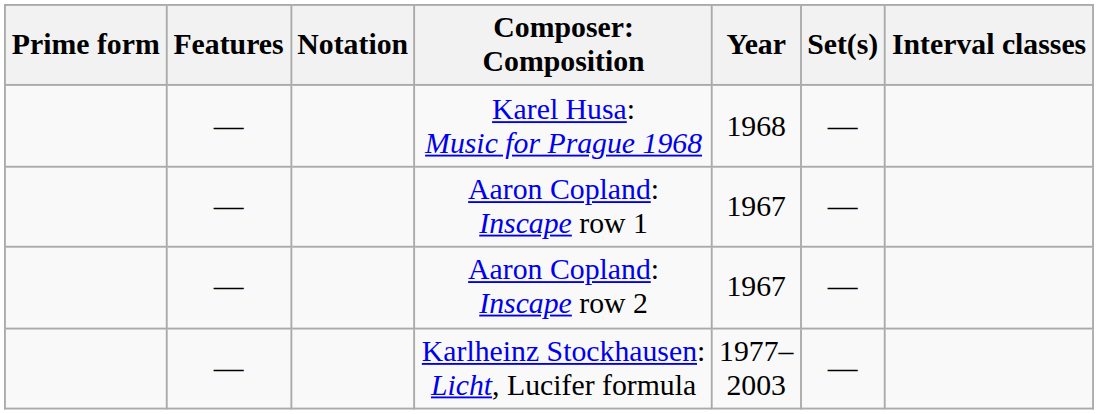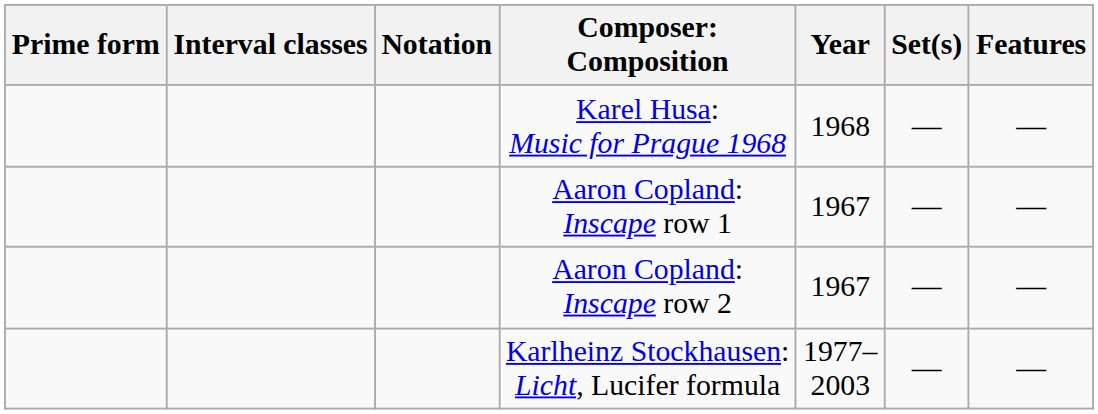columns swapped: (989, 44) <-> (229, 44)
